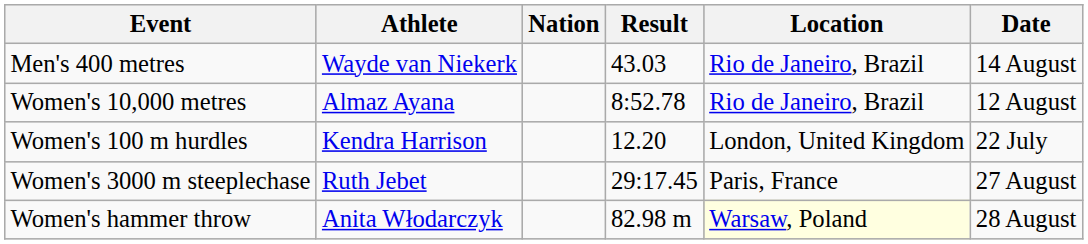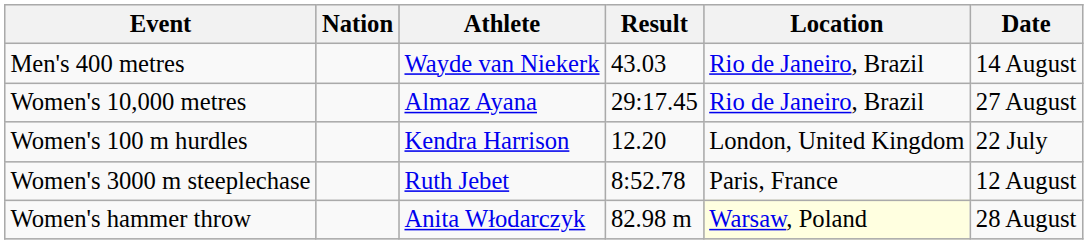columns swapped: (419, 24) <-> (564, 24)
(648, 102) 8:52.78 -> (654, 102) 29:17.45
(1026, 102) 12 August -> (1026, 102) 27 August
(654, 180) 29:17.45 -> (648, 180) 8:52.78
(1026, 180) 27 August -> (1026, 180) 12 August
